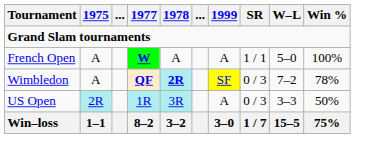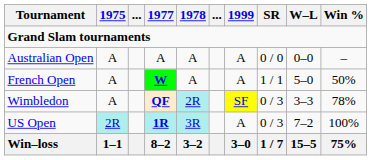+ row: (50, 58)
(327, 58) 100% -> (344, 80) 50%
(176, 80) bold -> (193, 101) normal
(287, 80) 7–2 -> (303, 101) 3–3
(144, 101) normal -> (161, 123) bold
(287, 101) 3–3 -> (303, 123) 7–2
(327, 101) 50% -> (344, 123) 100%
